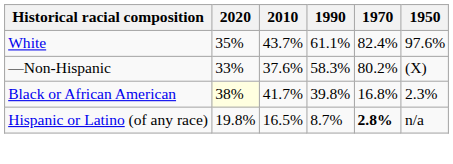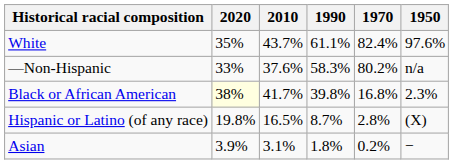(416, 69) (X) -> (415, 69) n/a
(375, 120) bold -> (374, 120) normal
(415, 120) n/a -> (416, 120) (X)
+ row: (26, 145)
